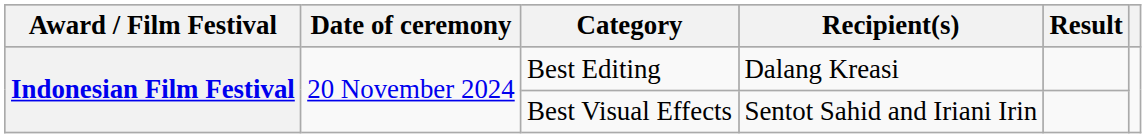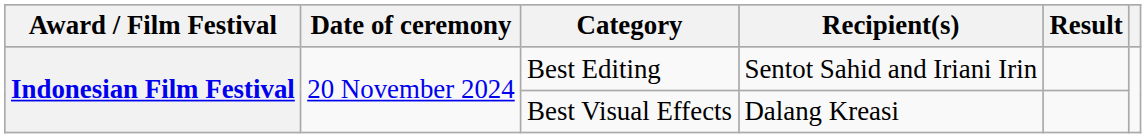(822, 68) Dalang Kreasi -> (891, 68) Sentot Sahid and Iriani Irin
(891, 111) Sentot Sahid and Iriani Irin -> (822, 111) Dalang Kreasi
